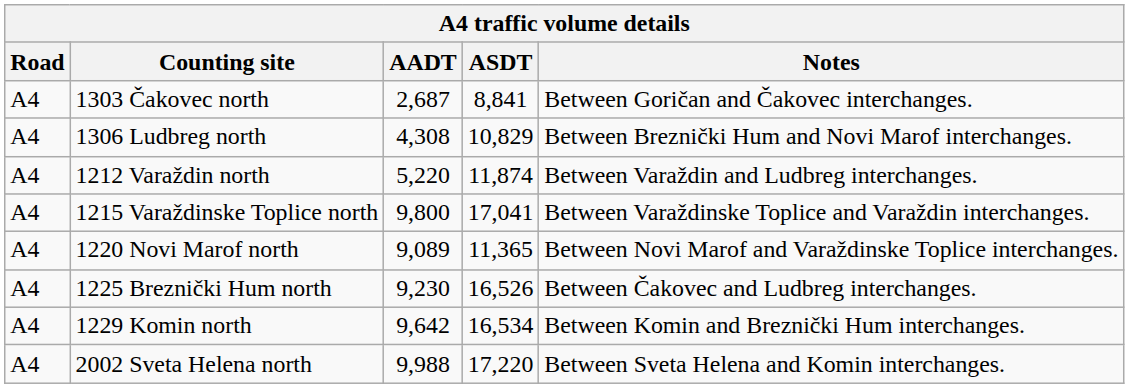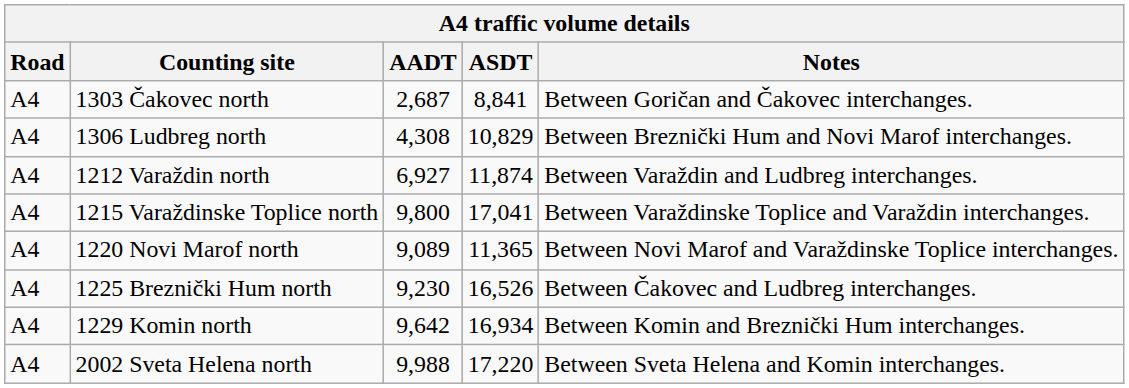(423, 174) 5,220 -> (423, 174) 6,927
(501, 325) 16,534 -> (501, 325) 16,934
